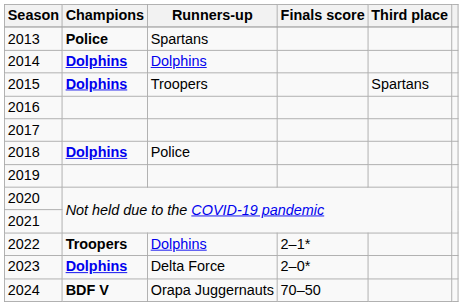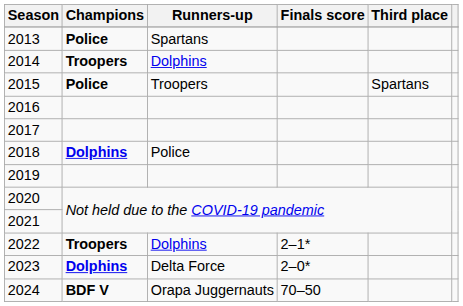(96, 61) Dolphins -> (96, 61) Troopers
(96, 84) Dolphins -> (87, 84) Police
